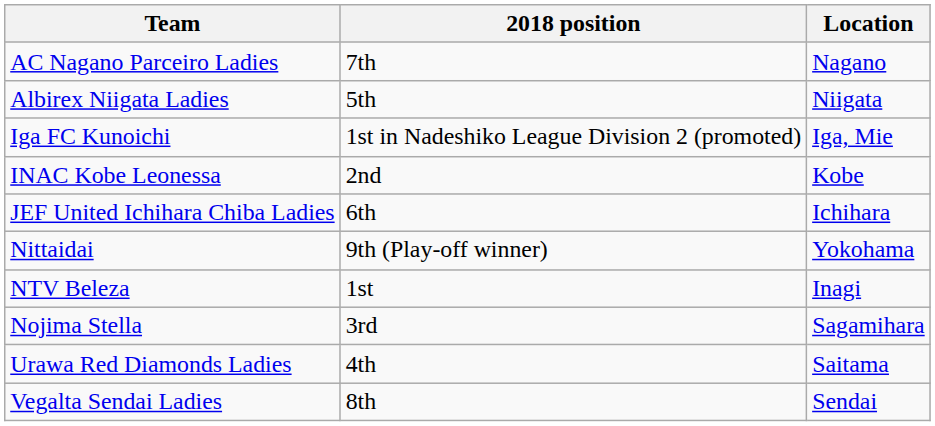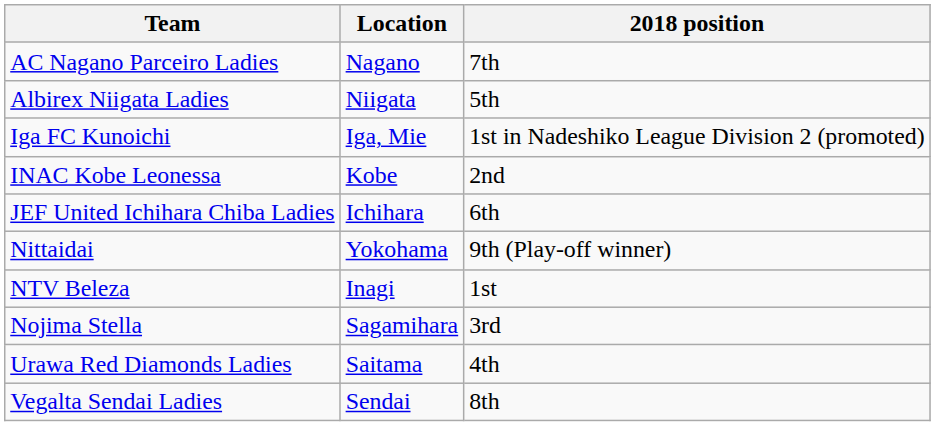columns swapped: (868, 23) <-> (573, 23)
